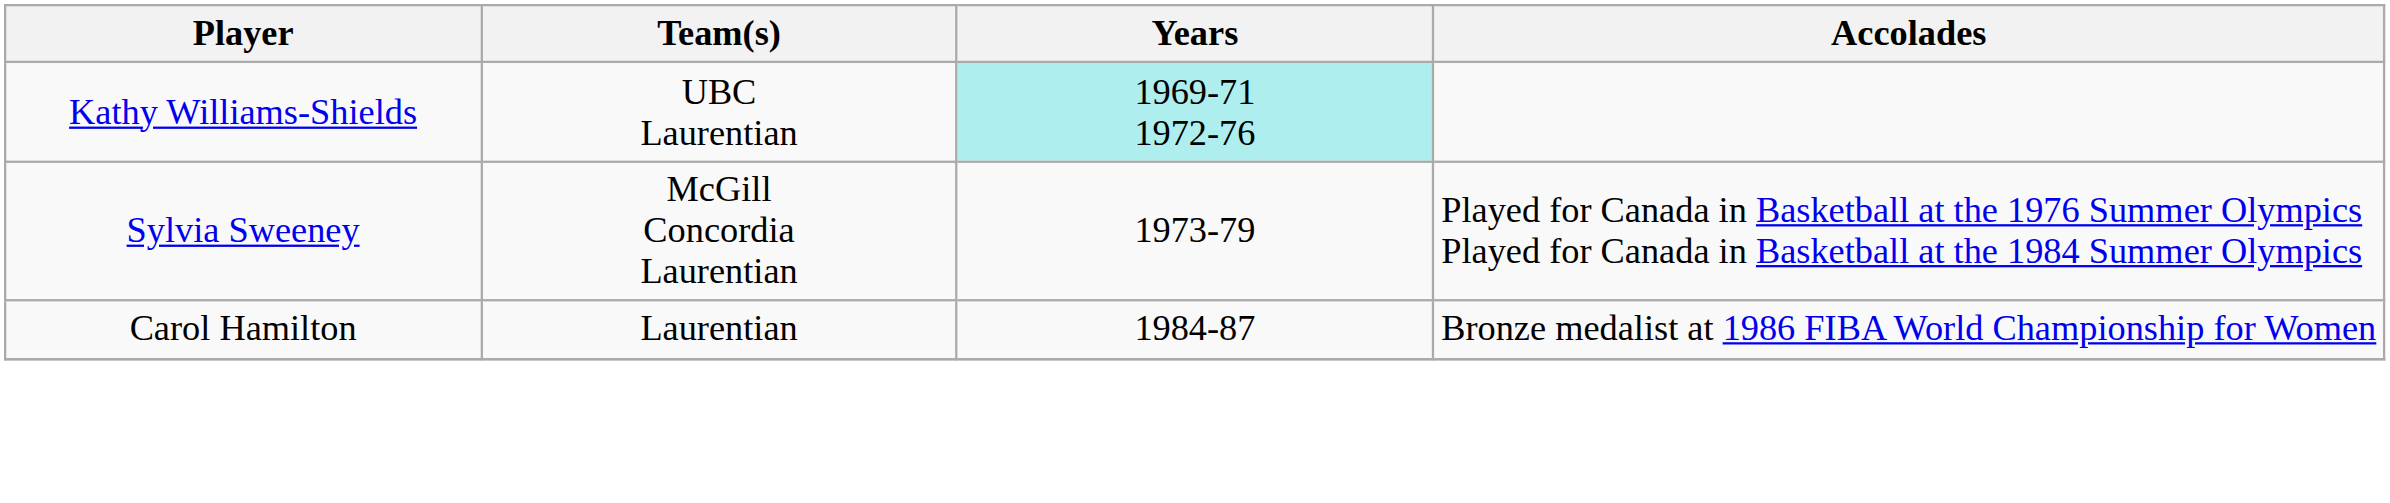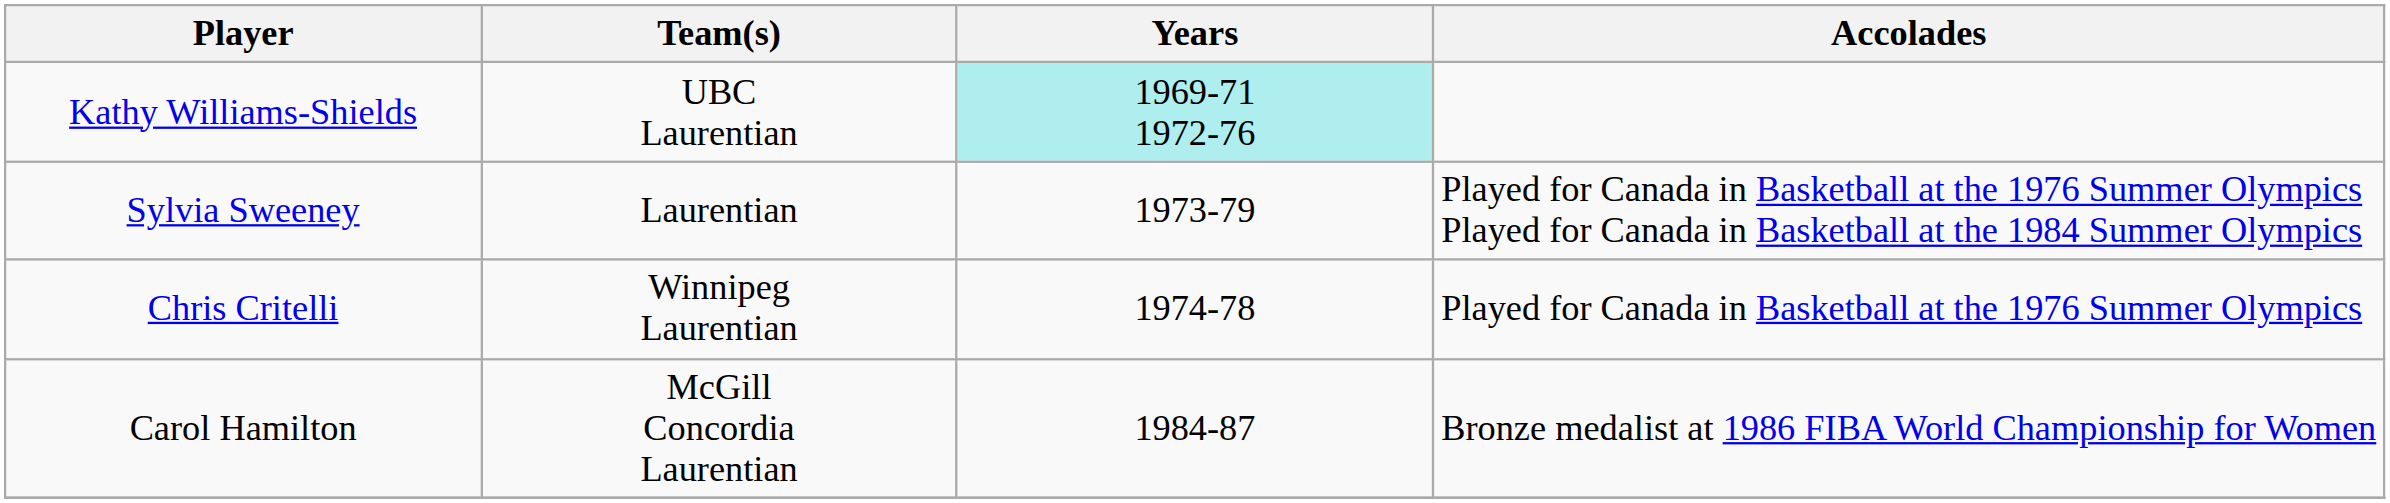(719, 230) McGill Concordia Laurentian -> (719, 209) Laurentian
+ row: (243, 308)
(719, 328) Laurentian -> (719, 427) McGill Concordia Laurentian
